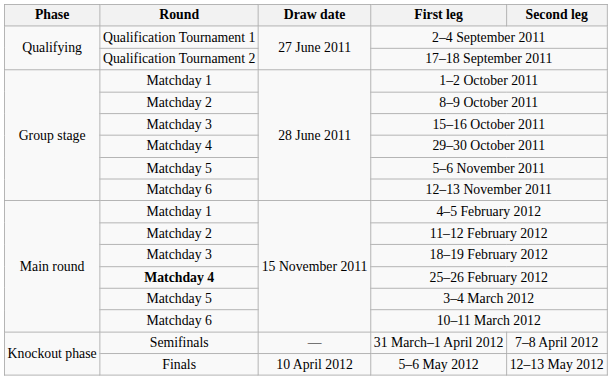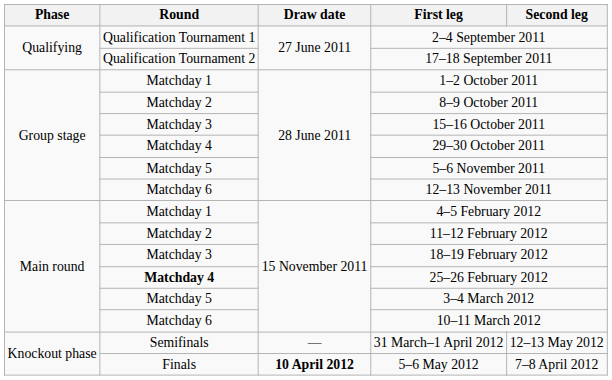(557, 342) 7–8 April 2012 -> (557, 342) 12–13 May 2012
(315, 364) normal -> (315, 364) bold
(557, 364) 12–13 May 2012 -> (557, 364) 7–8 April 2012
